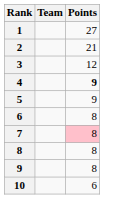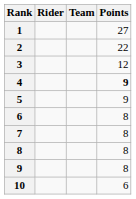+ column: (51, 13)
(91, 47) 21 -> (123, 47) 22
(94, 133) pink background -> (126, 133) no background
